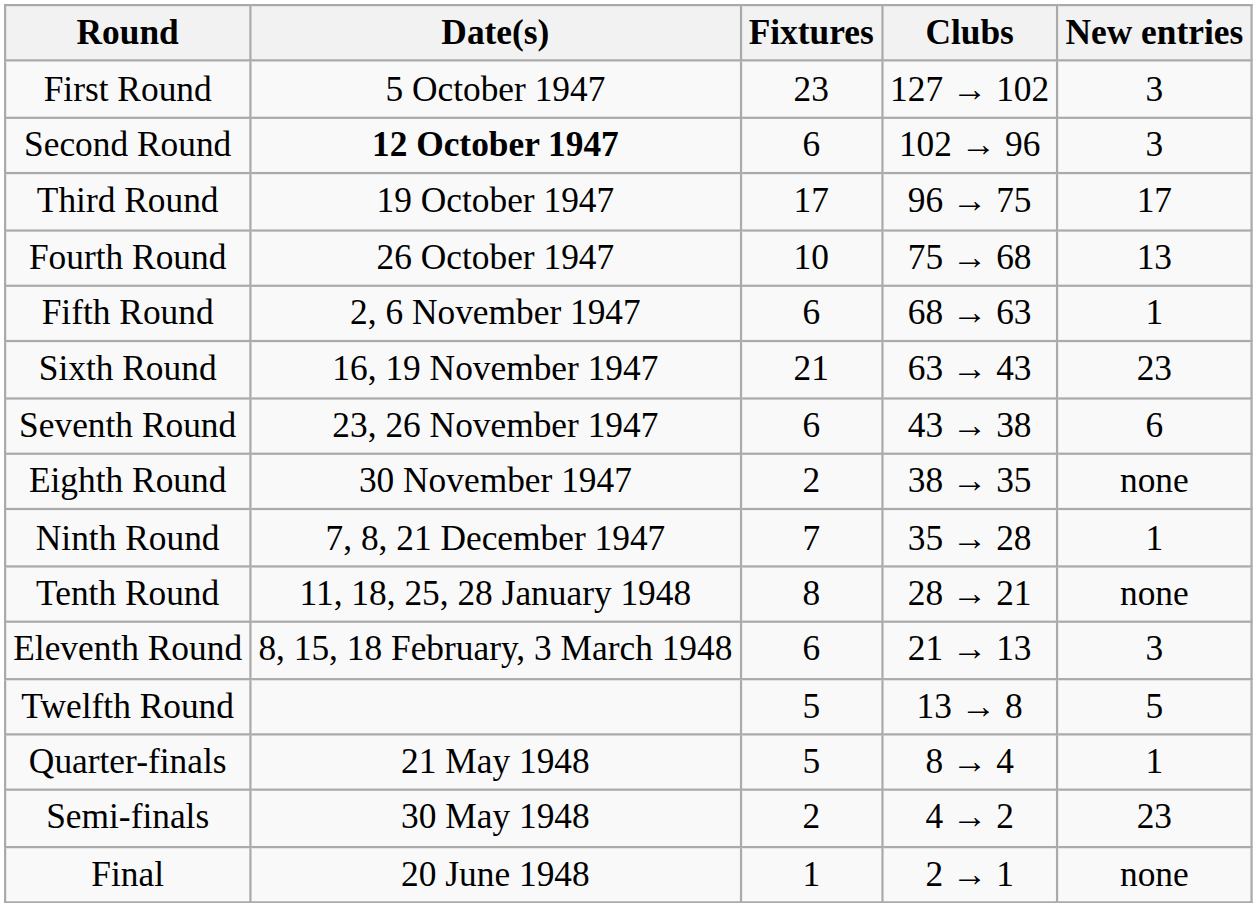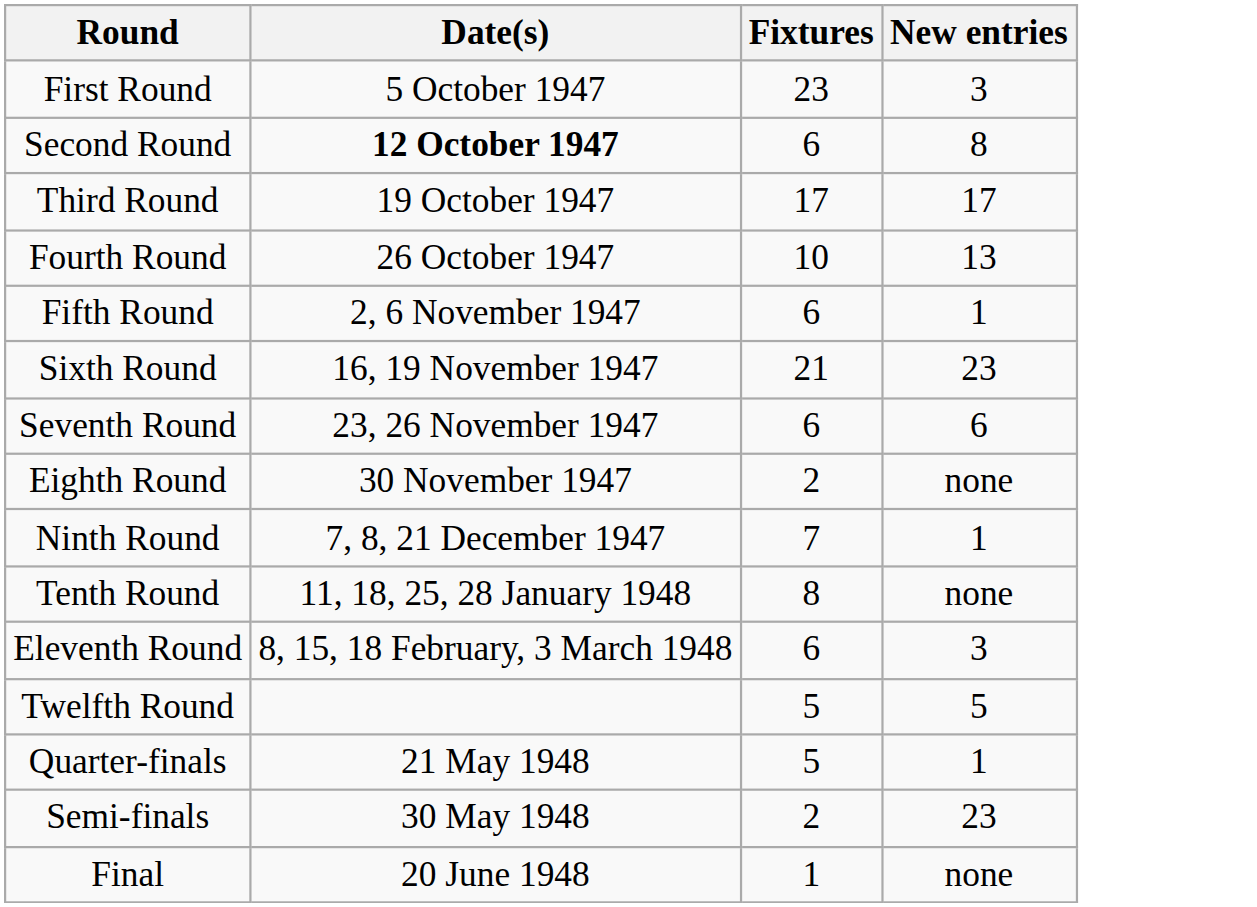- column: (970, 32)
(1154, 144) 3 -> (979, 144) 8
